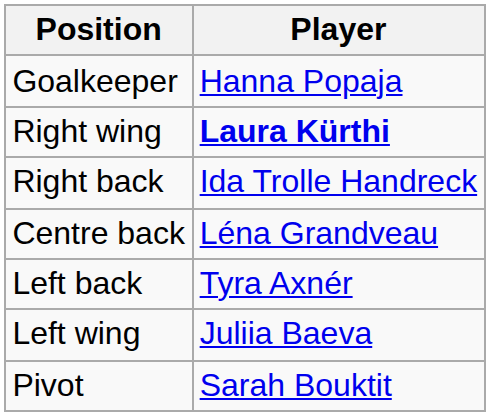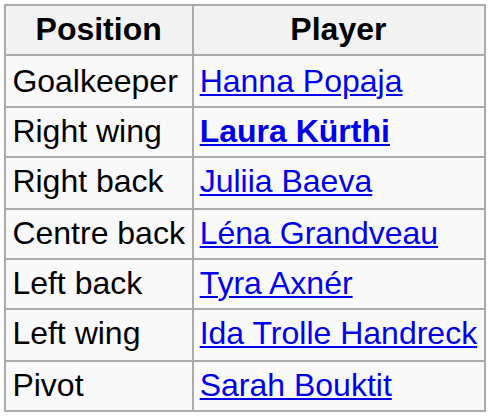(338, 182) Ida Trolle Handreck -> (286, 182) Juliia Baeva
(286, 334) Juliia Baeva -> (338, 334) Ida Trolle Handreck
